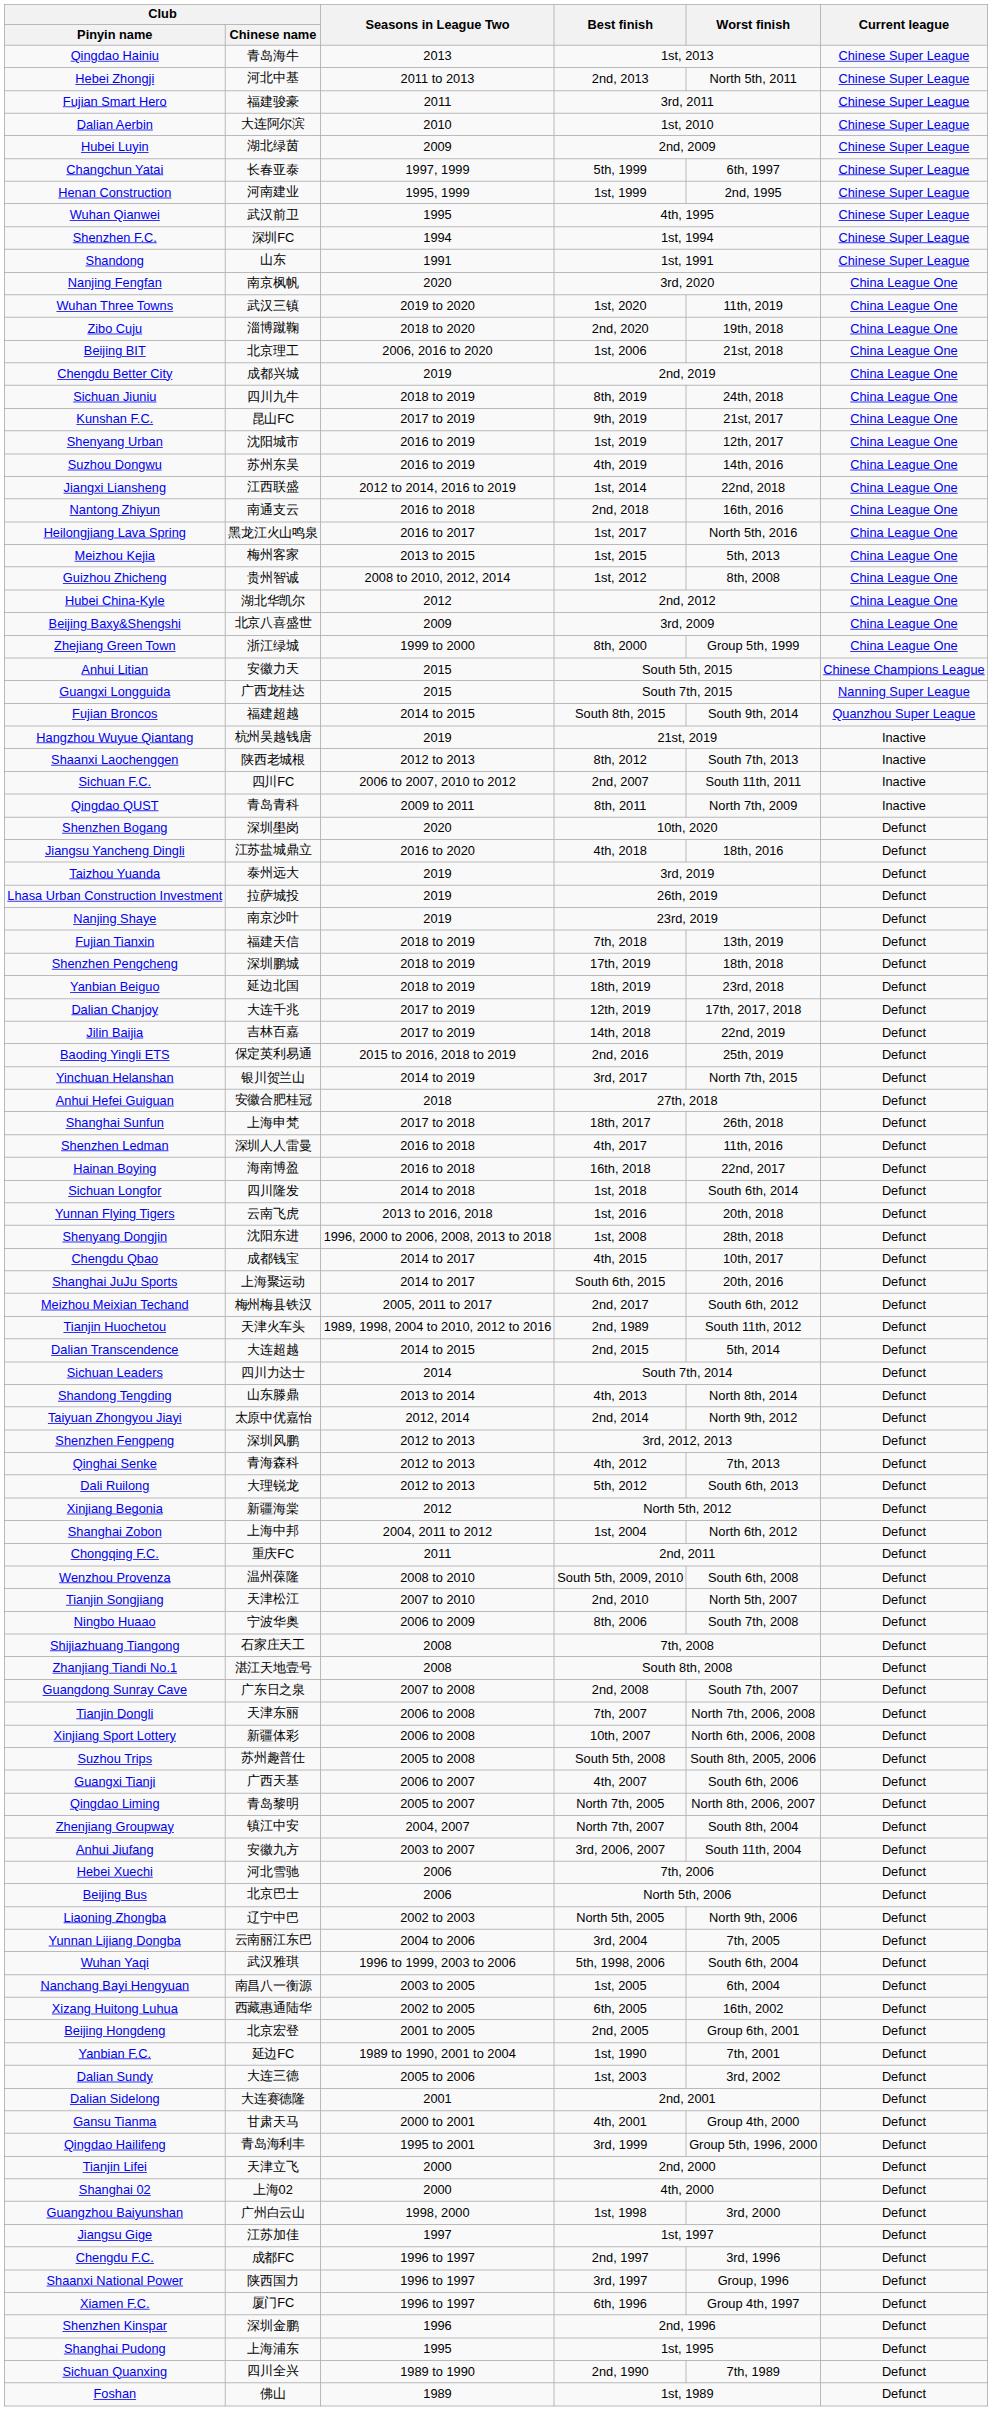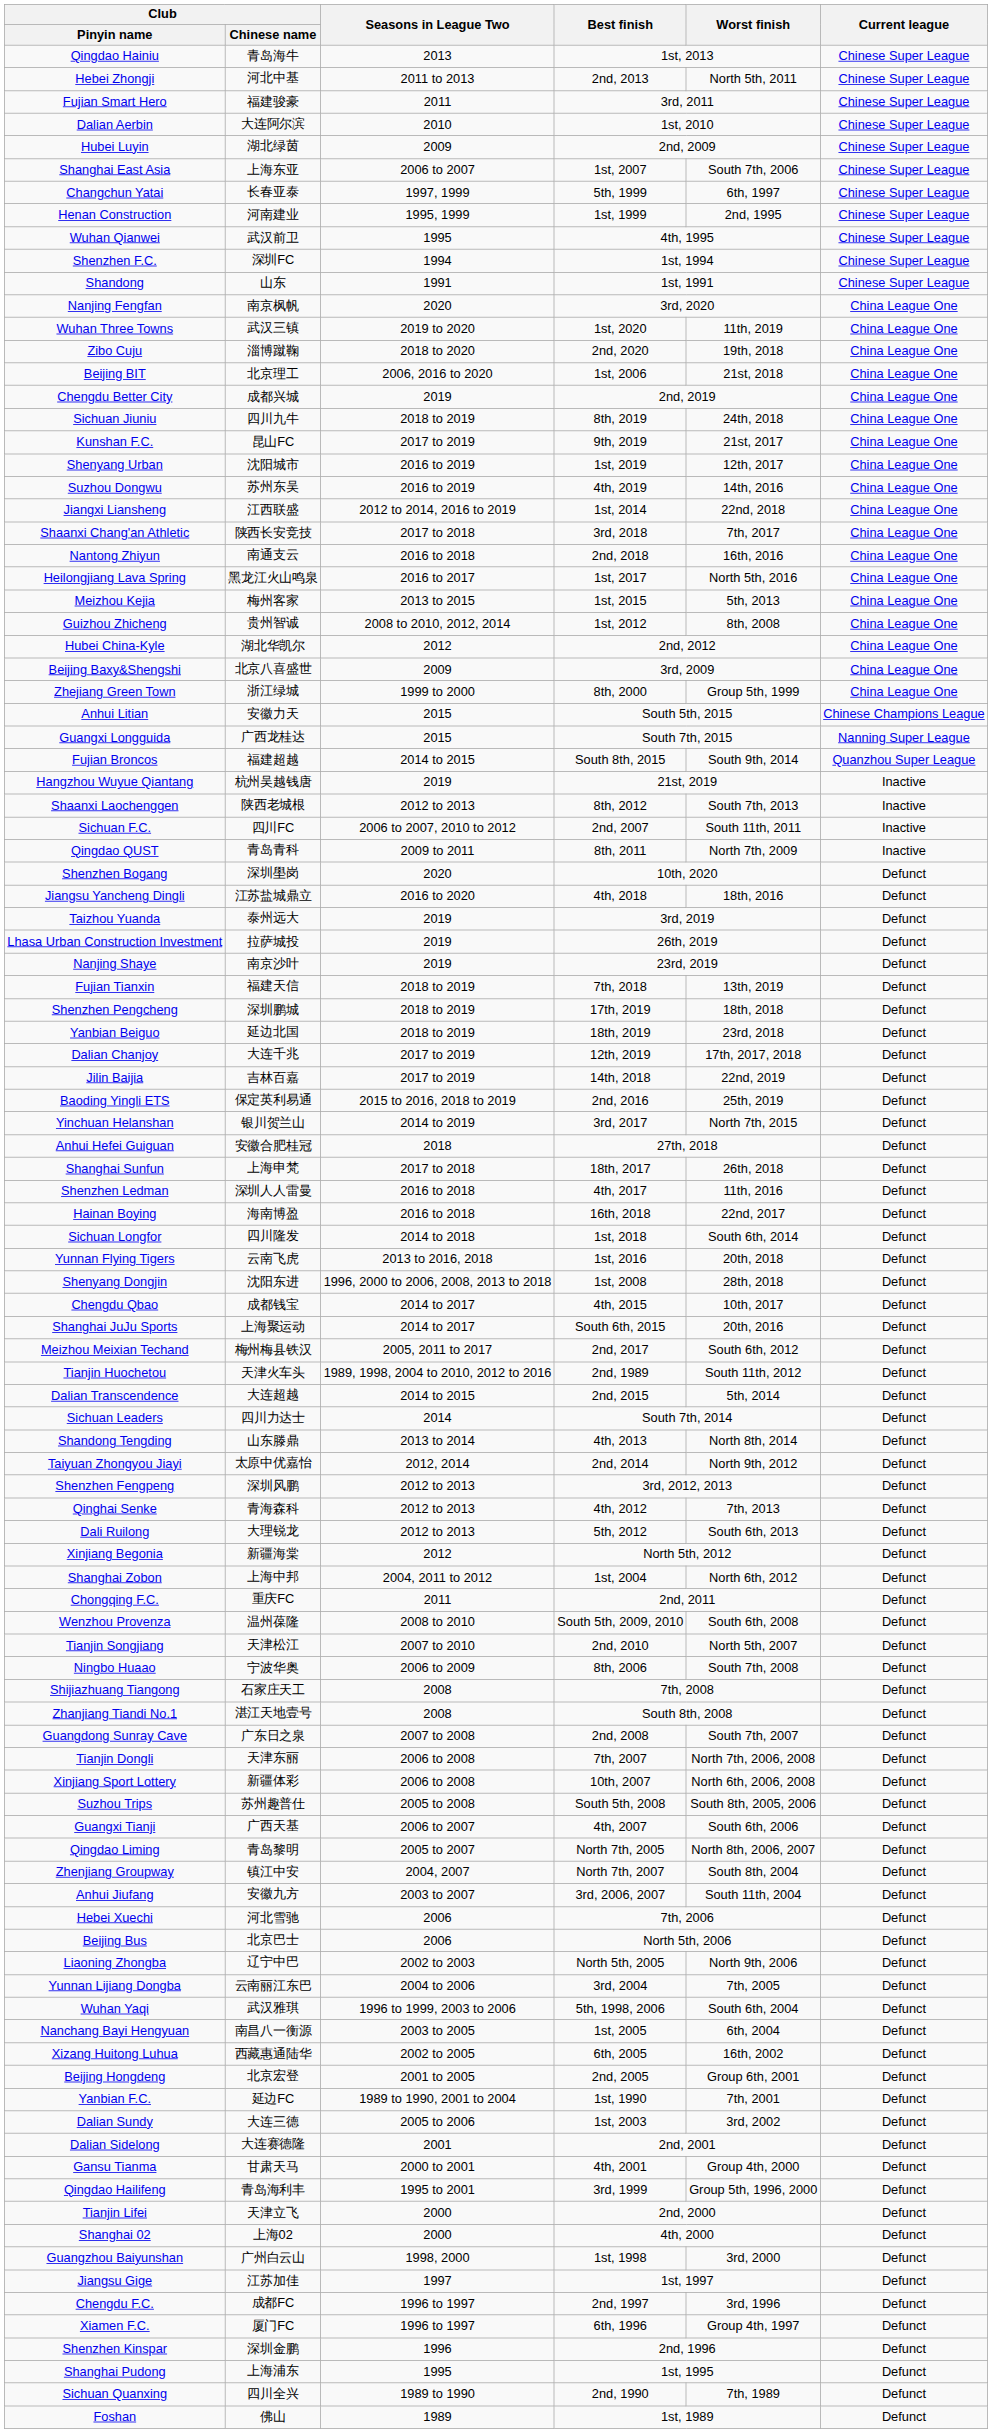+ row: (115, 169)
+ row: (115, 533)
- row: (115, 2281)
